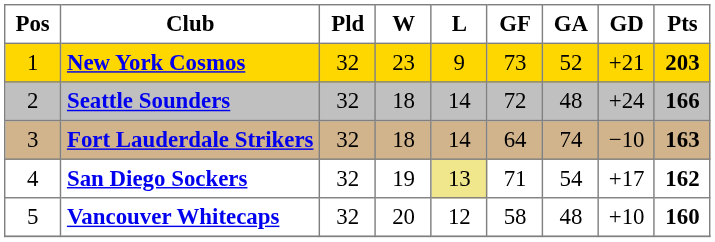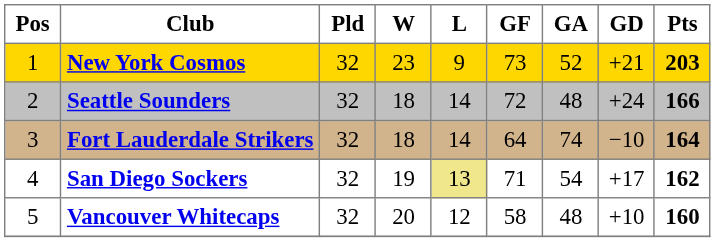(682, 139) 163 -> (682, 139) 164
